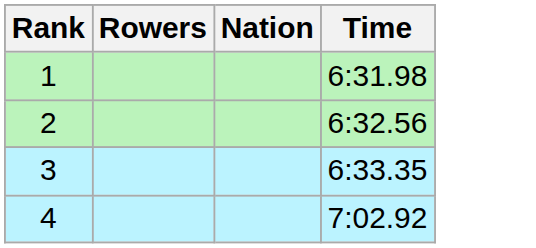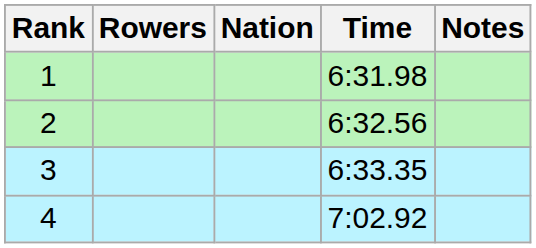+ column: (483, 28)
